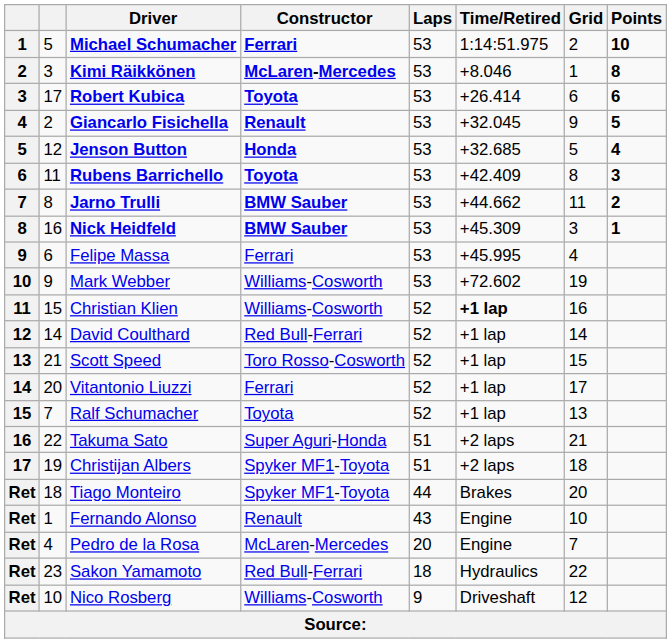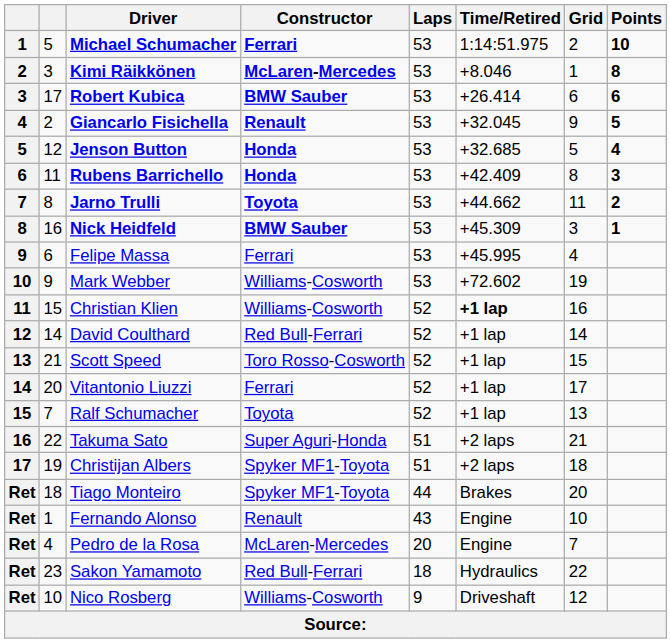(271, 96) Toyota -> (296, 96) BMW Sauber
(271, 176) Toyota -> (270, 176) Honda
(296, 202) BMW Sauber -> (271, 202) Toyota
